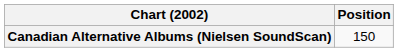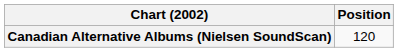(364, 36) 150 -> (364, 36) 120
